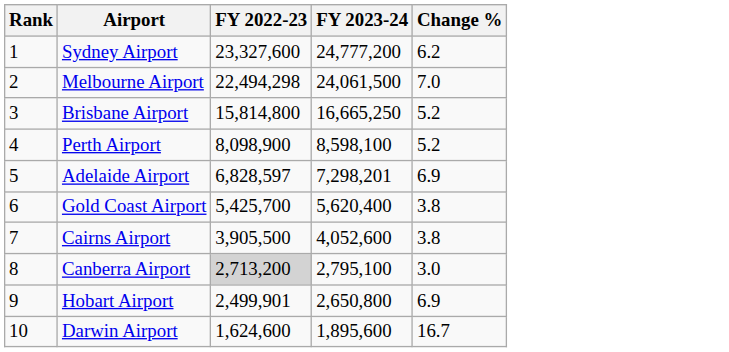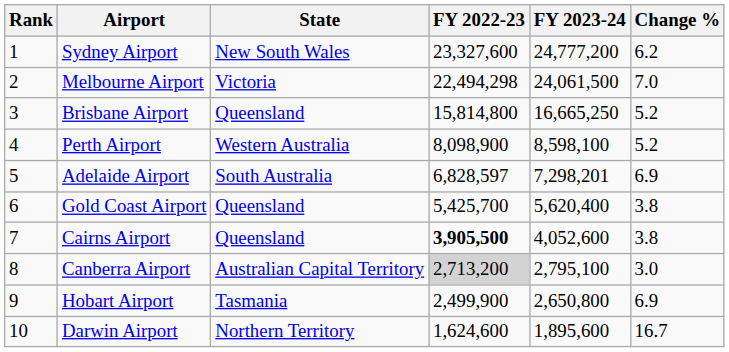+ column: (320, 20)
(253, 238) normal -> (471, 238) bold
(253, 300) 2,499,901 -> (471, 300) 2,499,900
